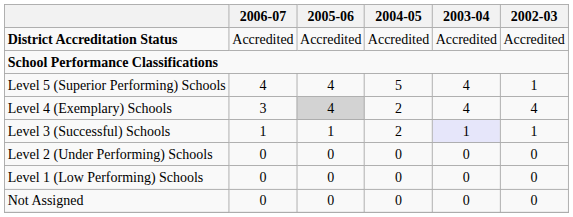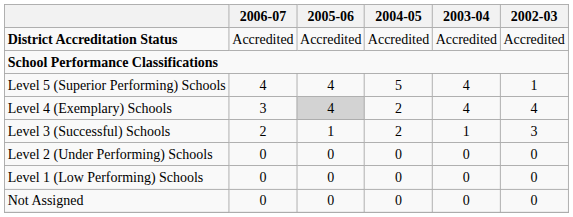(263, 131) 1 -> (263, 131) 2
(466, 131) lavender background -> (466, 131) no background
(534, 131) 1 -> (534, 131) 3
